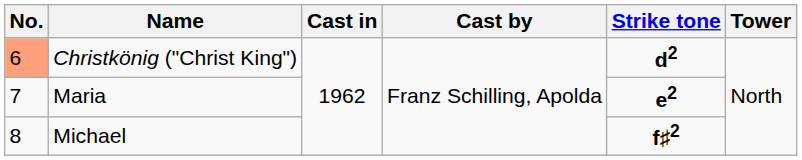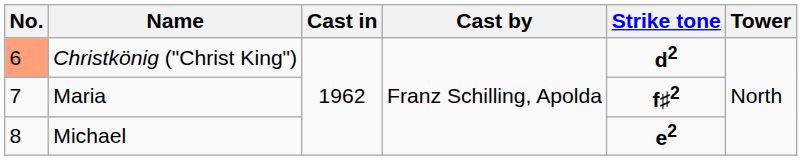(666, 96) e2 -> (666, 96) f♯2
(666, 136) f♯2 -> (666, 136) e2
